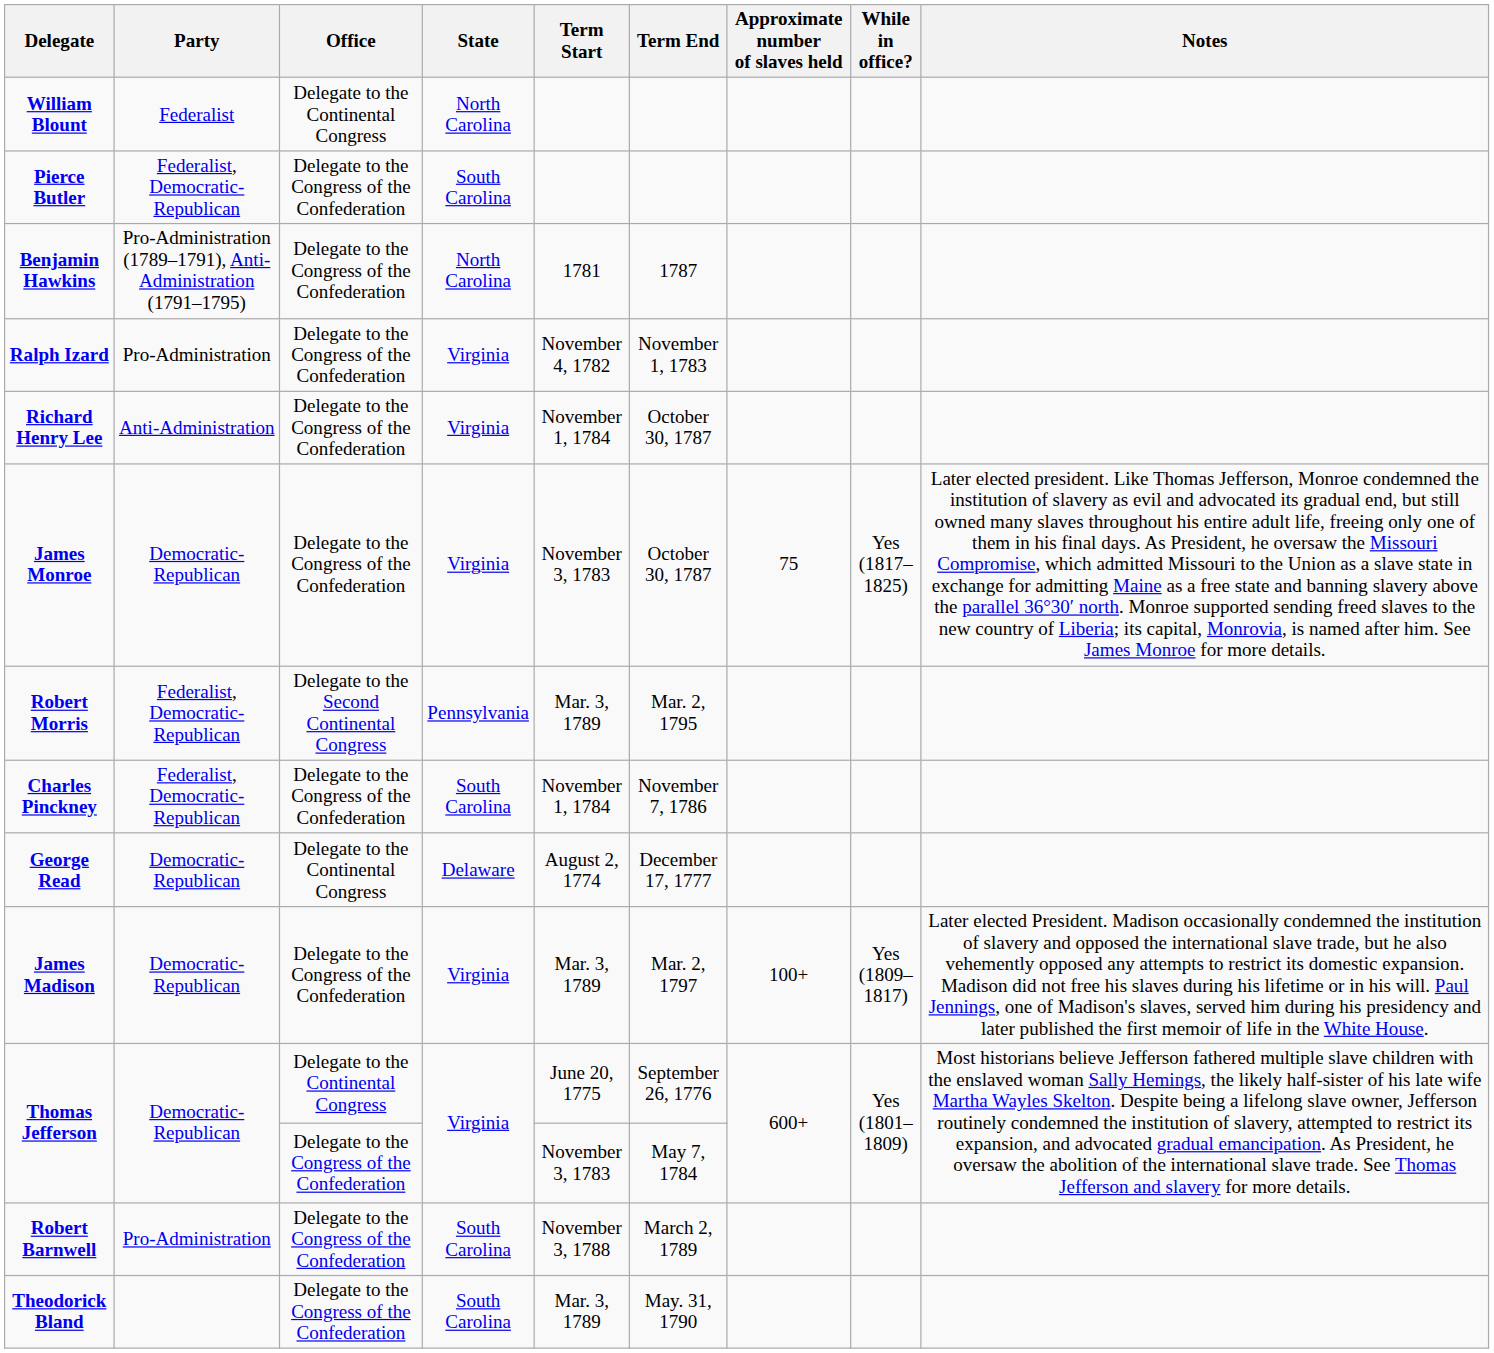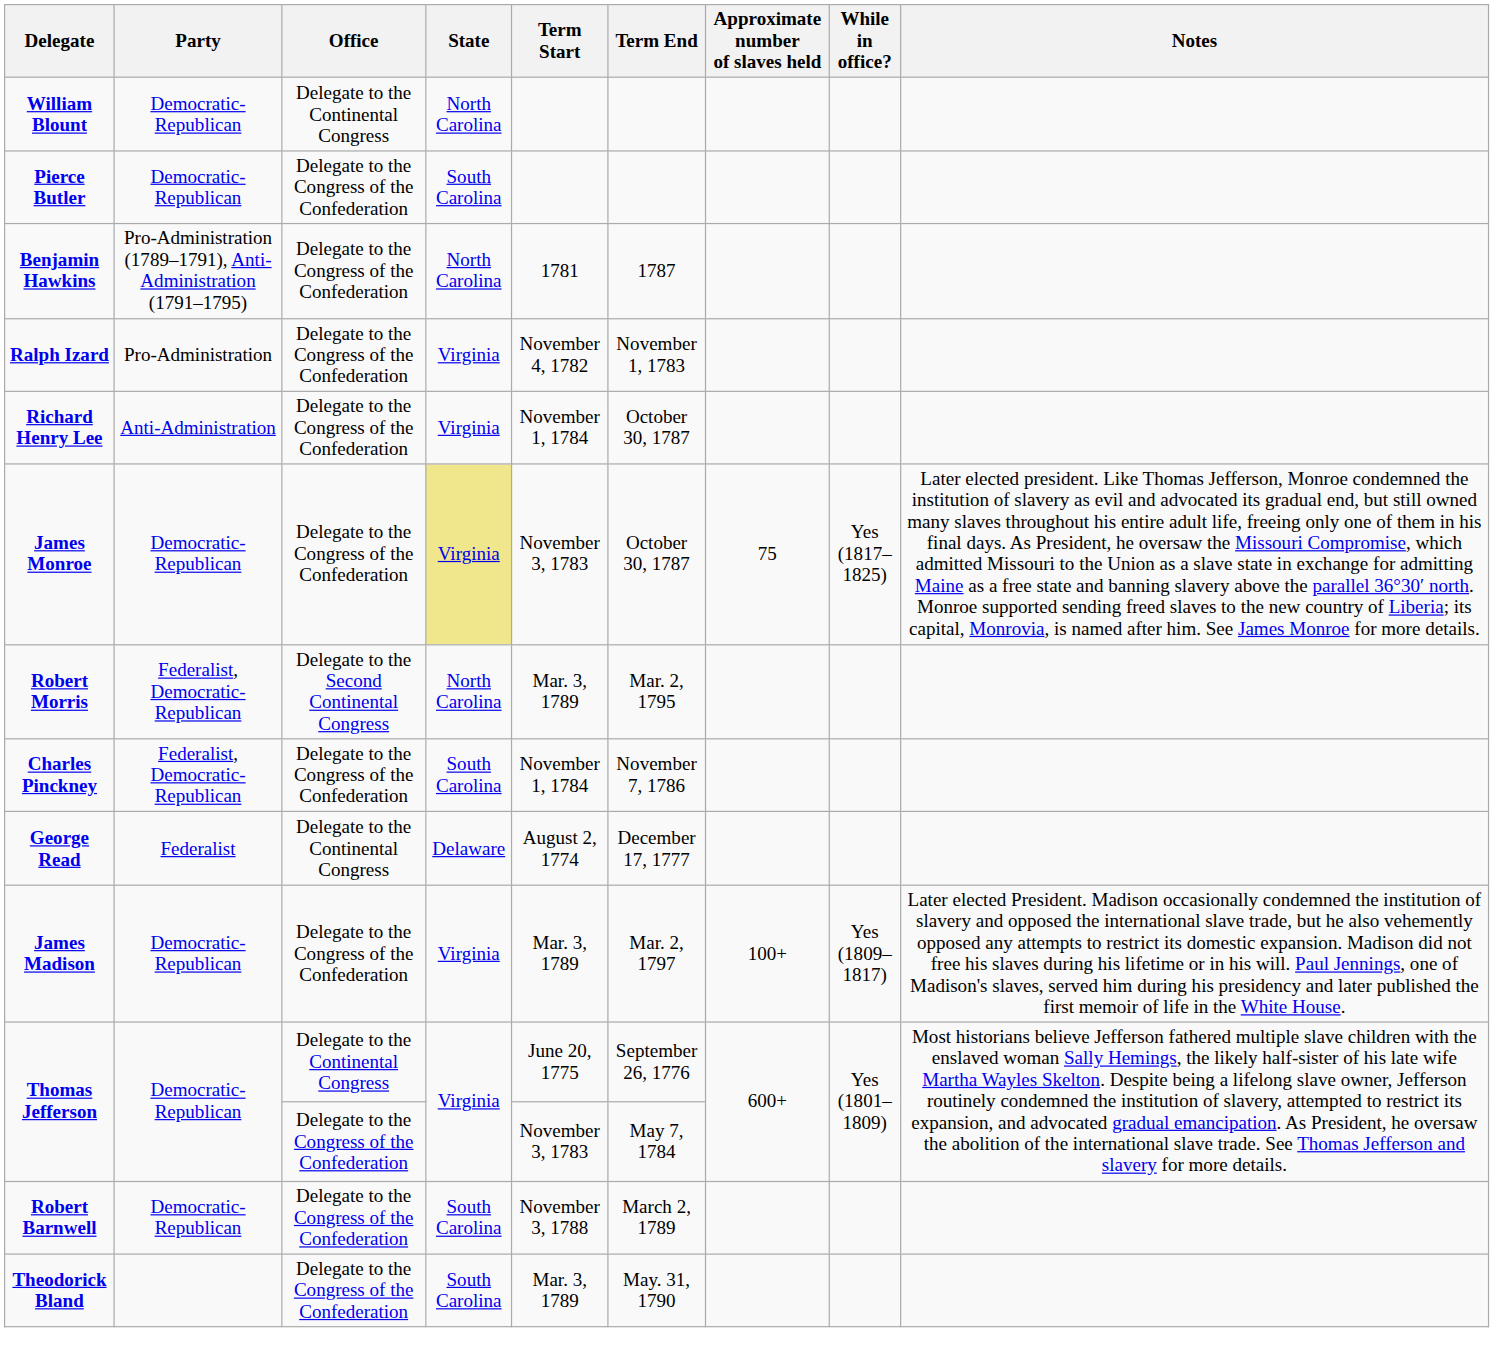(197, 114) Federalist -> (198, 114) Democratic-Republican
(197, 187) Federalist, Democratic-Republican -> (198, 187) Democratic-Republican
(478, 564) no background -> (469, 554) khaki background
(478, 712) Pennsylvania -> (469, 691) North Carolina
(197, 869) Democratic-Republican -> (198, 848) Federalist
(197, 1238) Pro-Administration -> (198, 1217) Democratic-Republican
